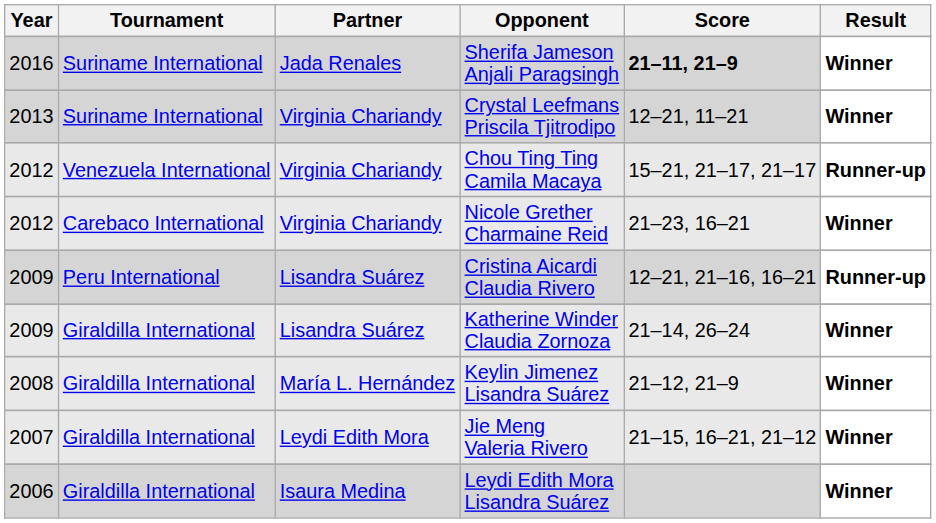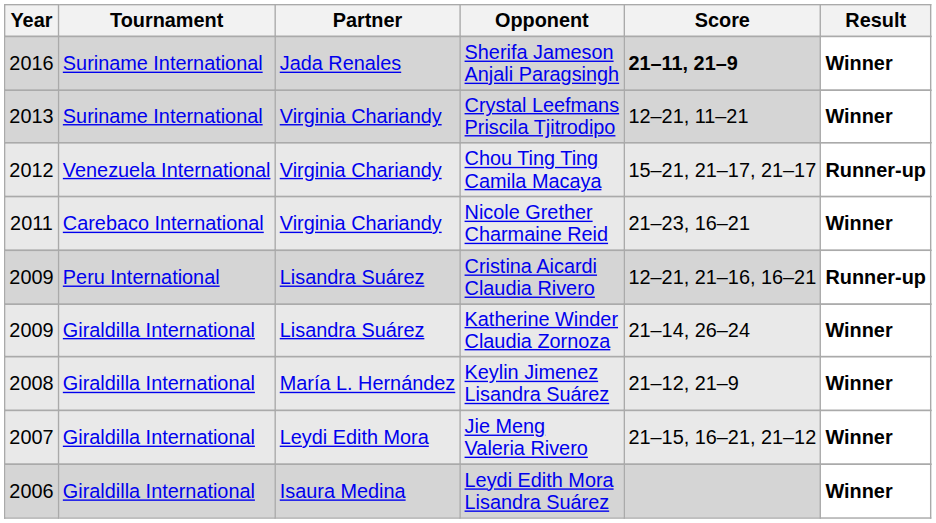(31, 224) 2012 -> (31, 224) 2011
